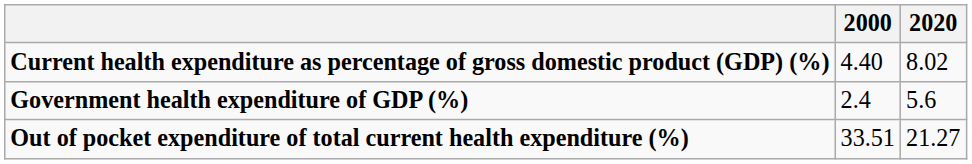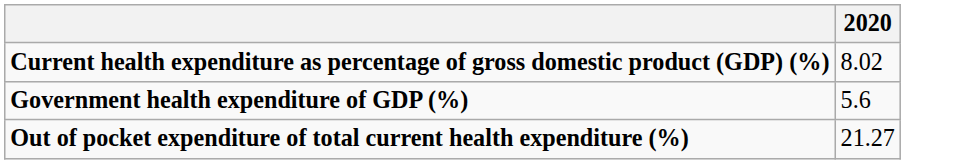- column: (868, 23)
